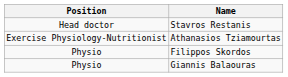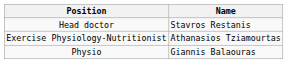- row: (211, 52)
